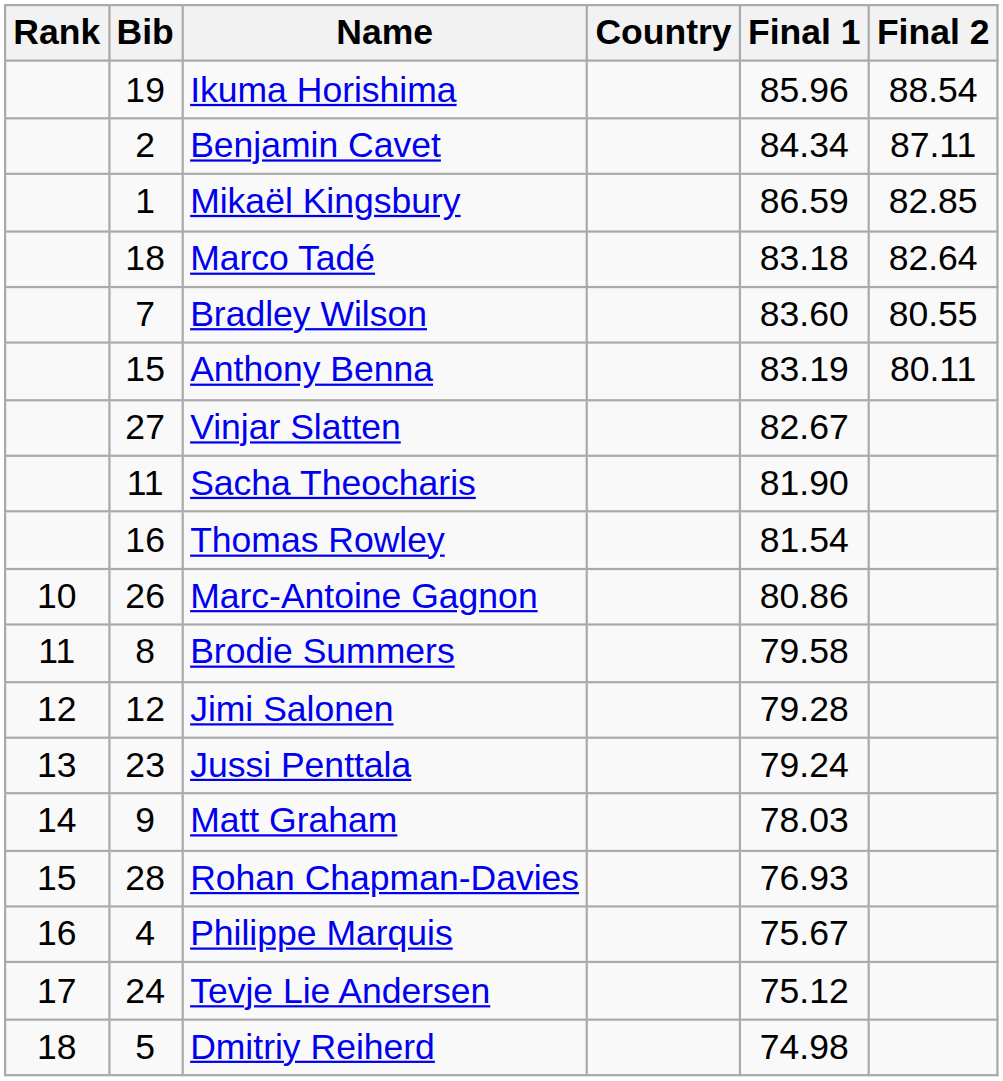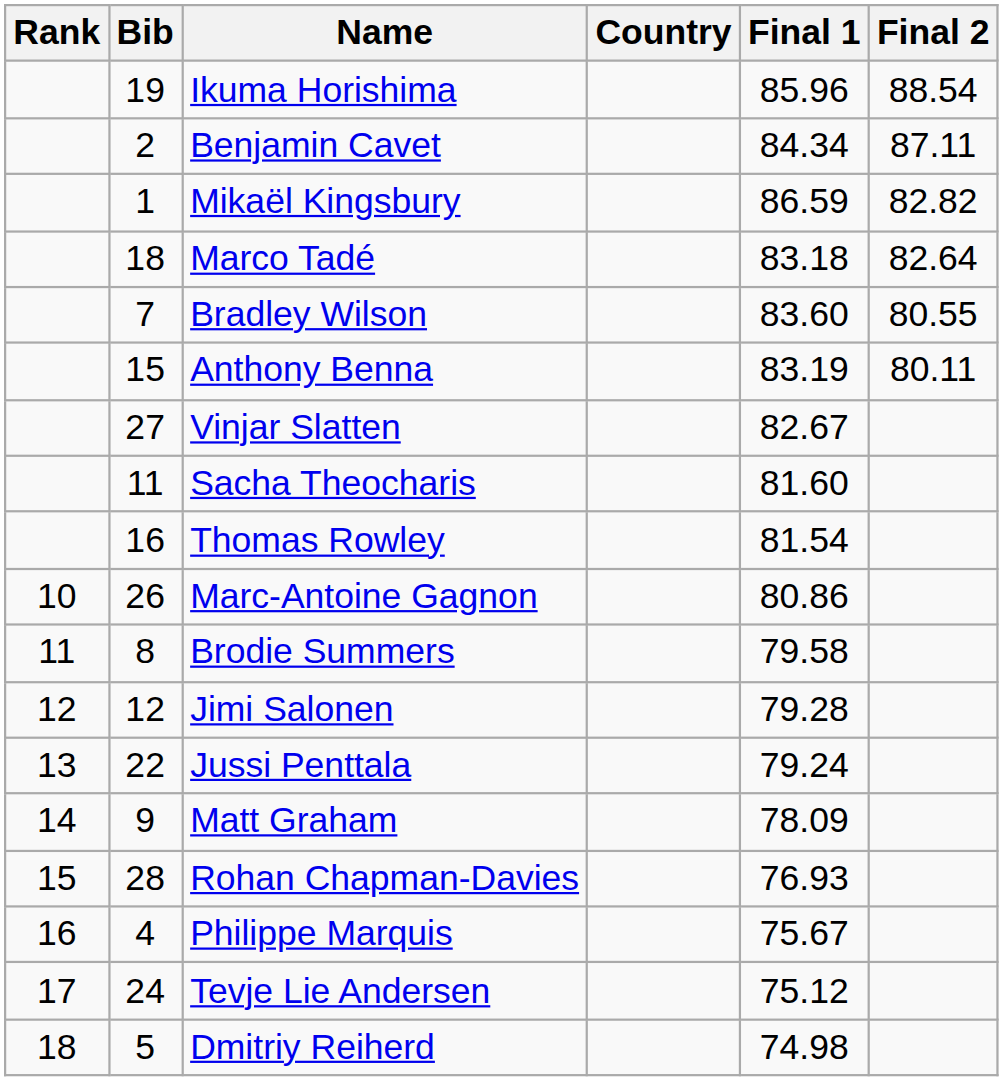(933, 201) 82.85 -> (933, 201) 82.82
(804, 483) 81.90 -> (804, 483) 81.60
(145, 764) 23 -> (145, 764) 22
(804, 821) 78.03 -> (804, 821) 78.09
